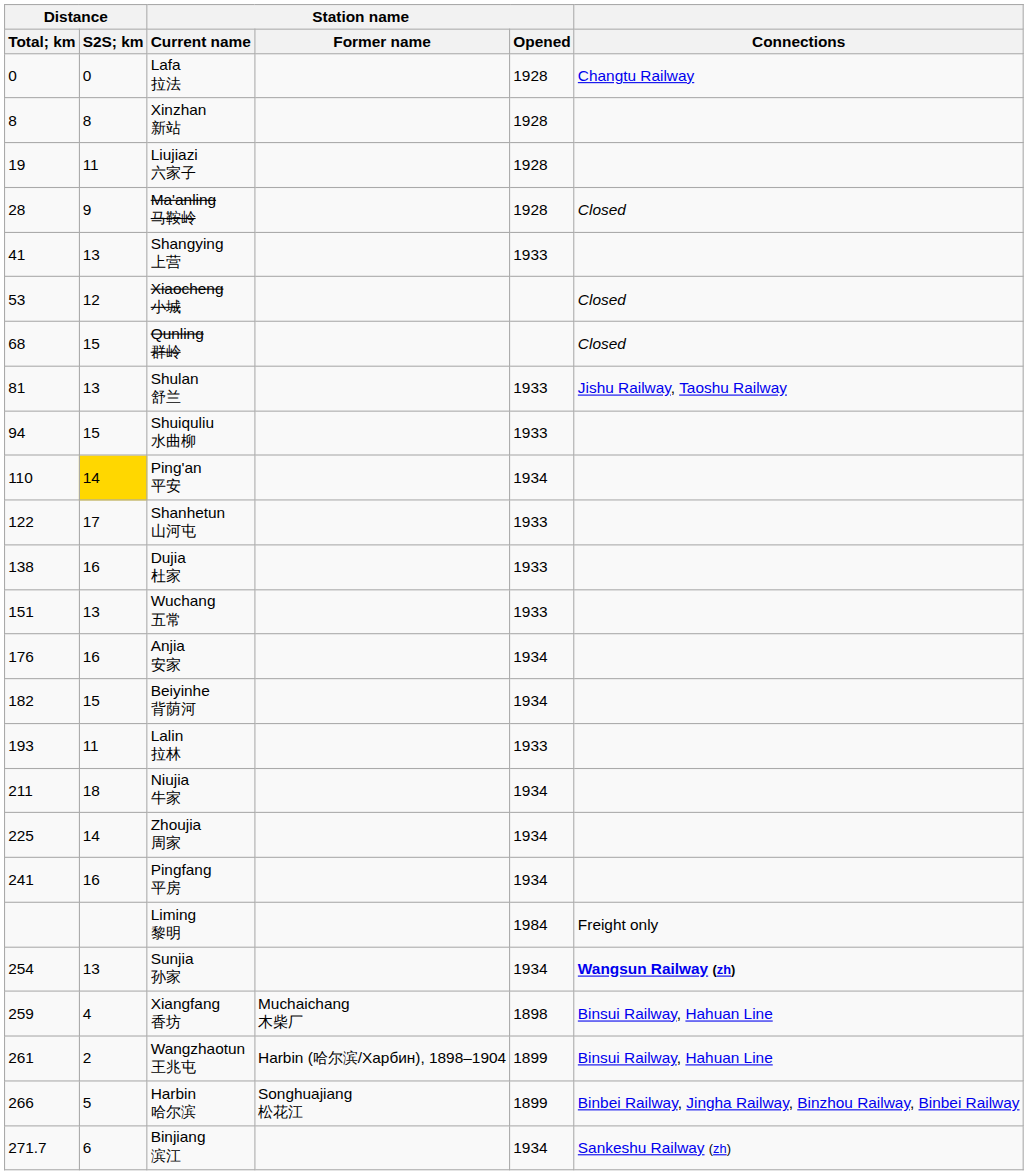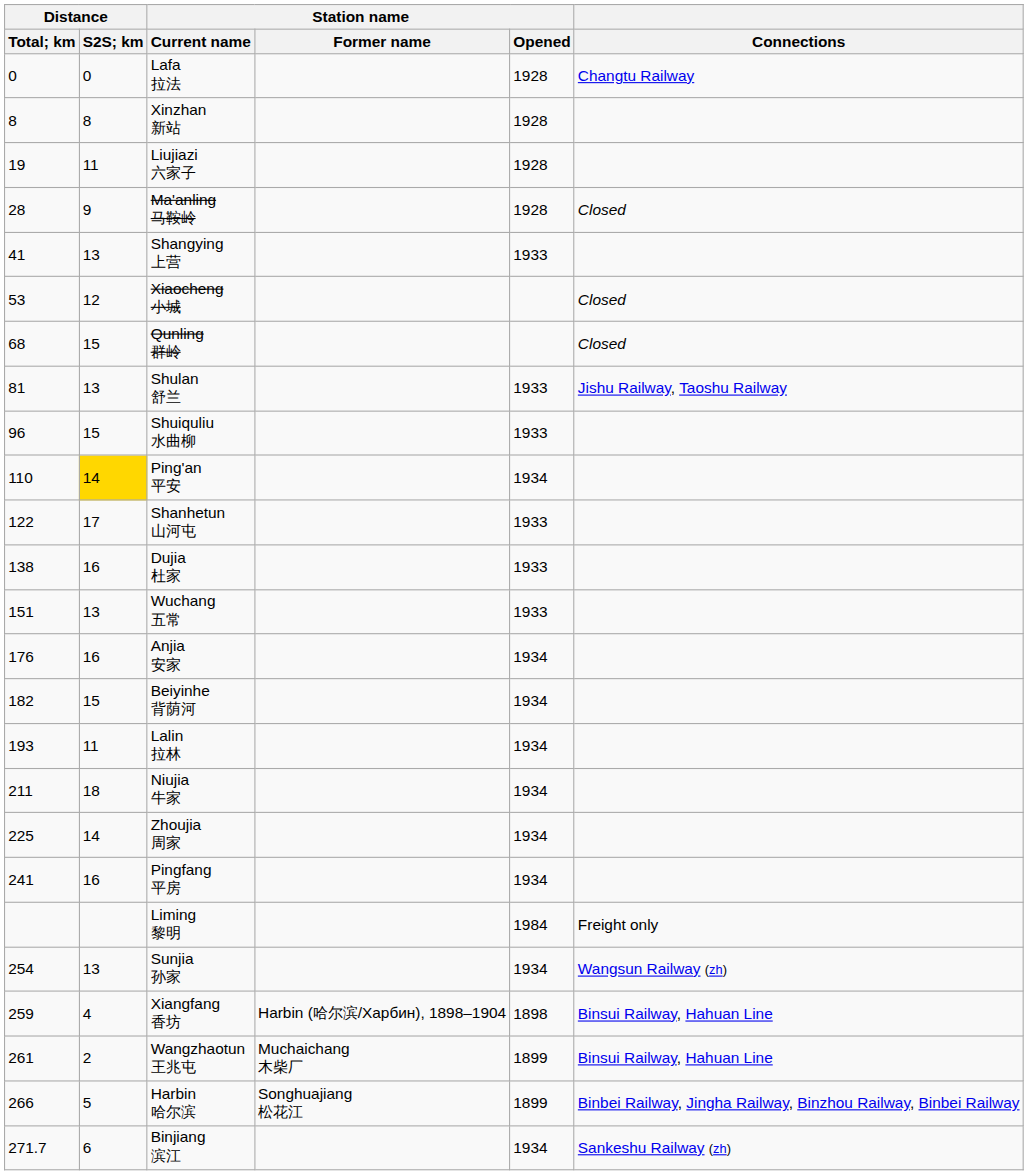(17, 433) 94 -> (17, 433) 96
(530, 746) 1933 -> (530, 746) 1934
(657, 969) bold -> (652, 969) normal
(304, 1013) Muchaichang 木柴厂 -> (382, 1014) Harbin (哈尔滨/Харбин), 1898–1904
(382, 1058) Harbin (哈尔滨/Харбин), 1898–1904 -> (304, 1058) Muchaichang 木柴厂
